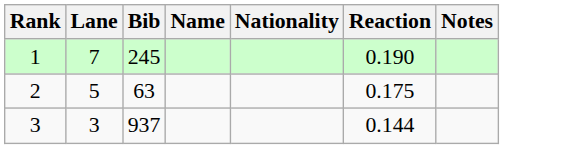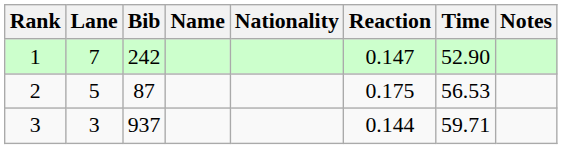+ column: (466, 21)
(144, 56) 245 -> (144, 56) 242
(390, 56) 0.190 -> (390, 56) 0.147
(144, 90) 63 -> (144, 90) 87
